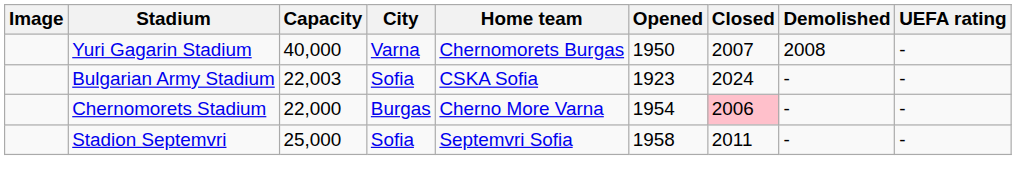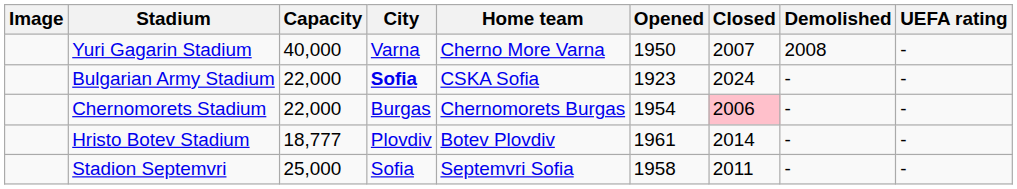(532, 49) Chernomorets Burgas -> (523, 49) Cherno More Varna
(312, 79) 22,003 -> (312, 79) 22,000
(392, 79) normal -> (394, 79) bold
(522, 109) Cherno More Varna -> (533, 109) Chernomorets Burgas
+ row: (161, 139)
